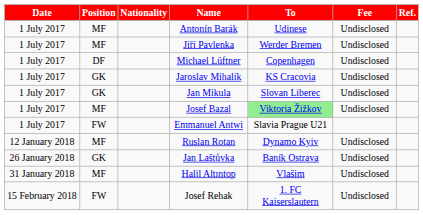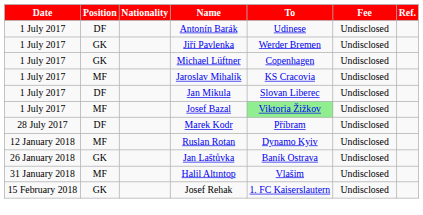(99, 29) MF -> (100, 29) DF
(99, 45) MF -> (100, 45) GK
(99, 61) DF -> (100, 61) GK
(99, 77) GK -> (100, 77) MF
(99, 93) GK -> (100, 93) DF
- row: (209, 126)
+ row: (209, 126)
(99, 196) FW -> (100, 190) GK
